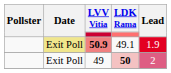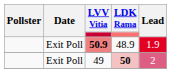(64, 45) khaki background -> (64, 45) no background
(125, 45) 49.1 -> (125, 45) 48.9
